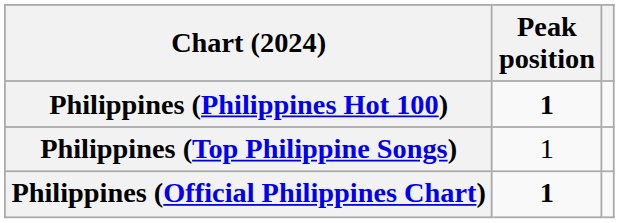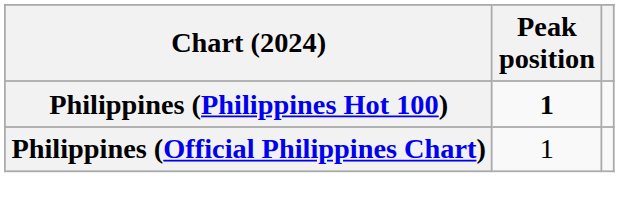- row: (249, 148)
(547, 193) bold -> (547, 148) normal
